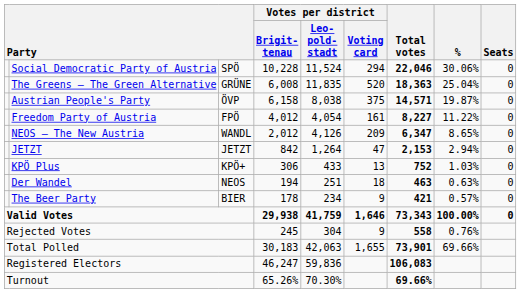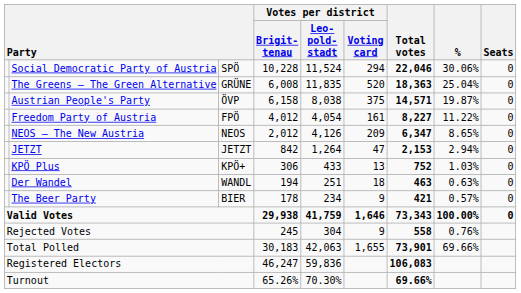(236, 134) WANDL -> (233, 134) NEOS
(233, 182) NEOS -> (236, 182) WANDL
